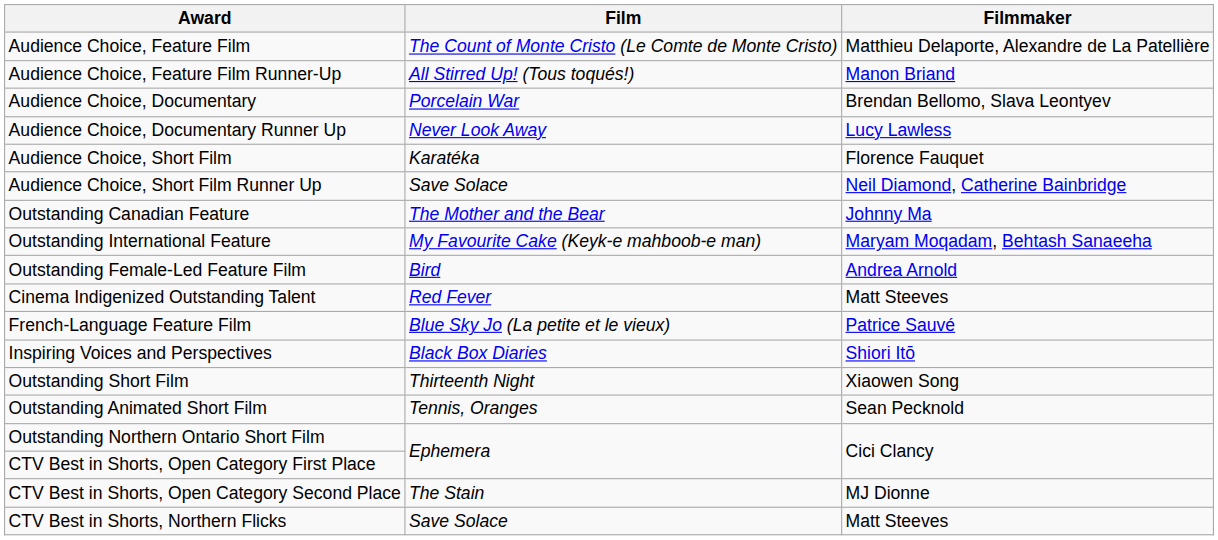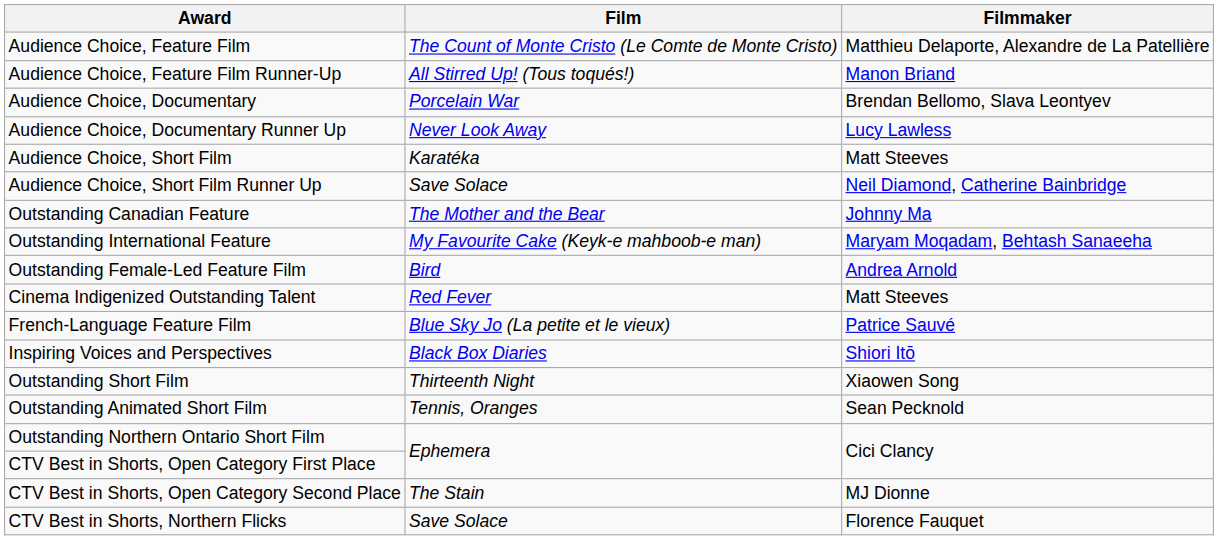(915, 158) Florence Fauquet -> (897, 158) Matt Steeves
(897, 520) Matt Steeves -> (915, 520) Florence Fauquet
